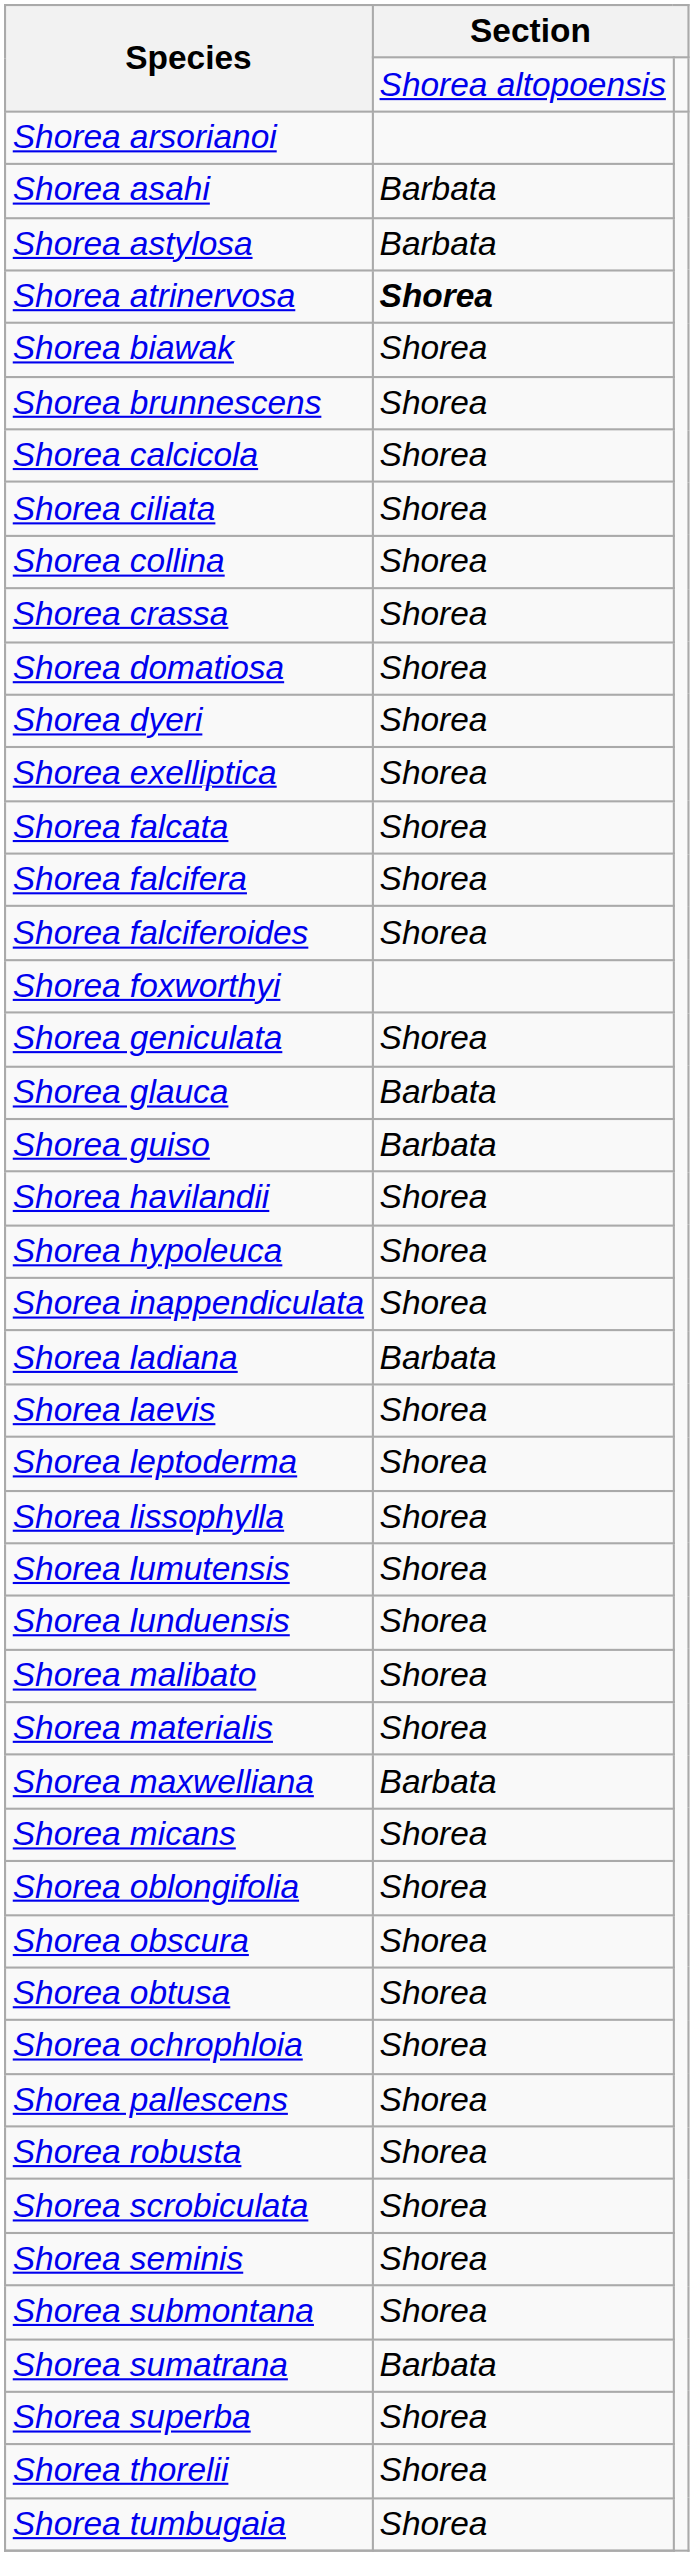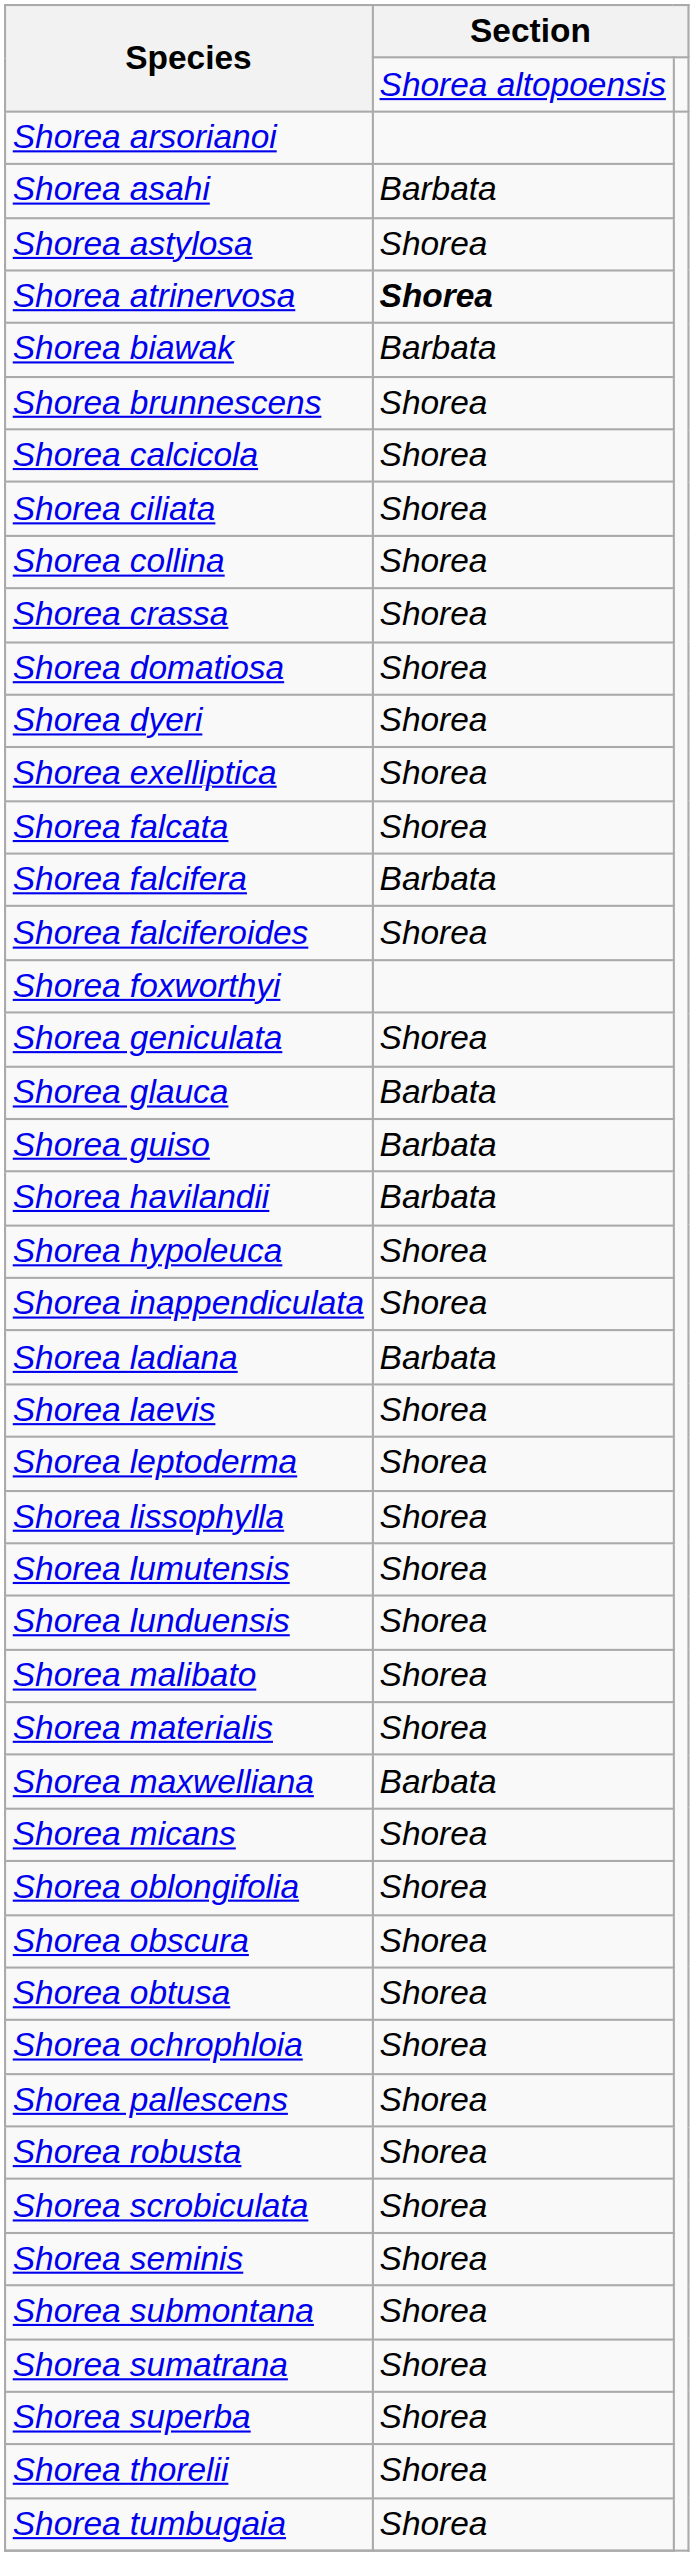(438, 243) Barbata -> (433, 243) Shorea
(433, 349) Shorea -> (438, 349) Barbata
(433, 879) Shorea -> (438, 879) Barbata
(433, 1197) Shorea -> (438, 1197) Barbata
(438, 2364) Barbata -> (433, 2364) Shorea
